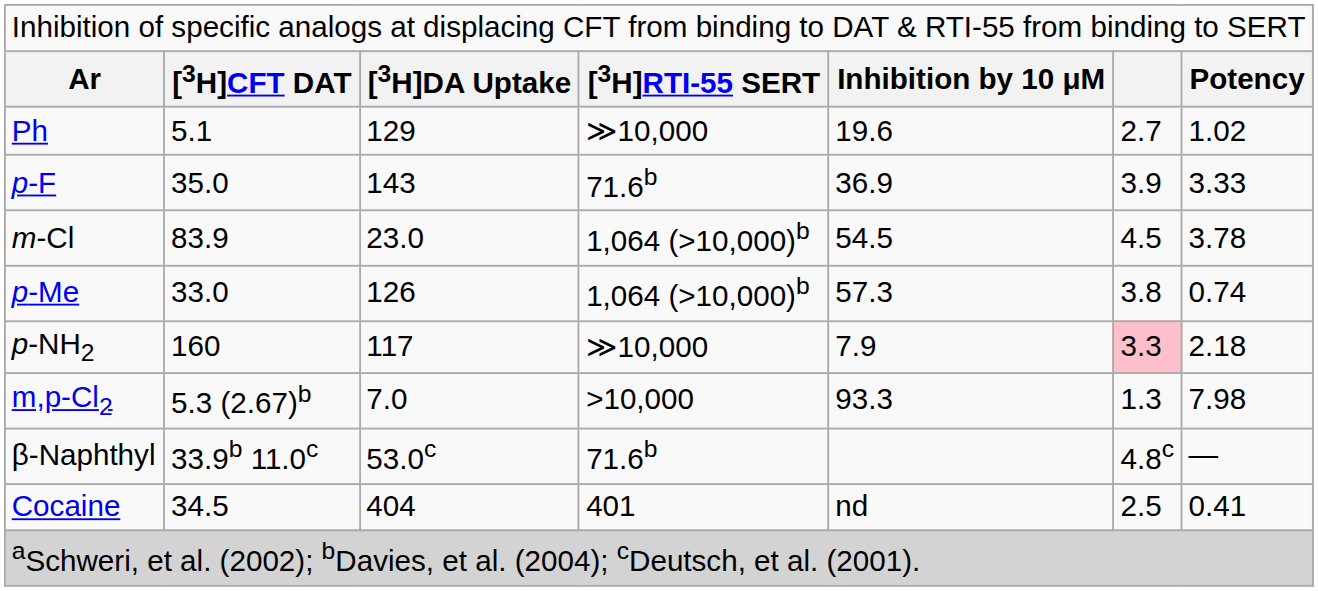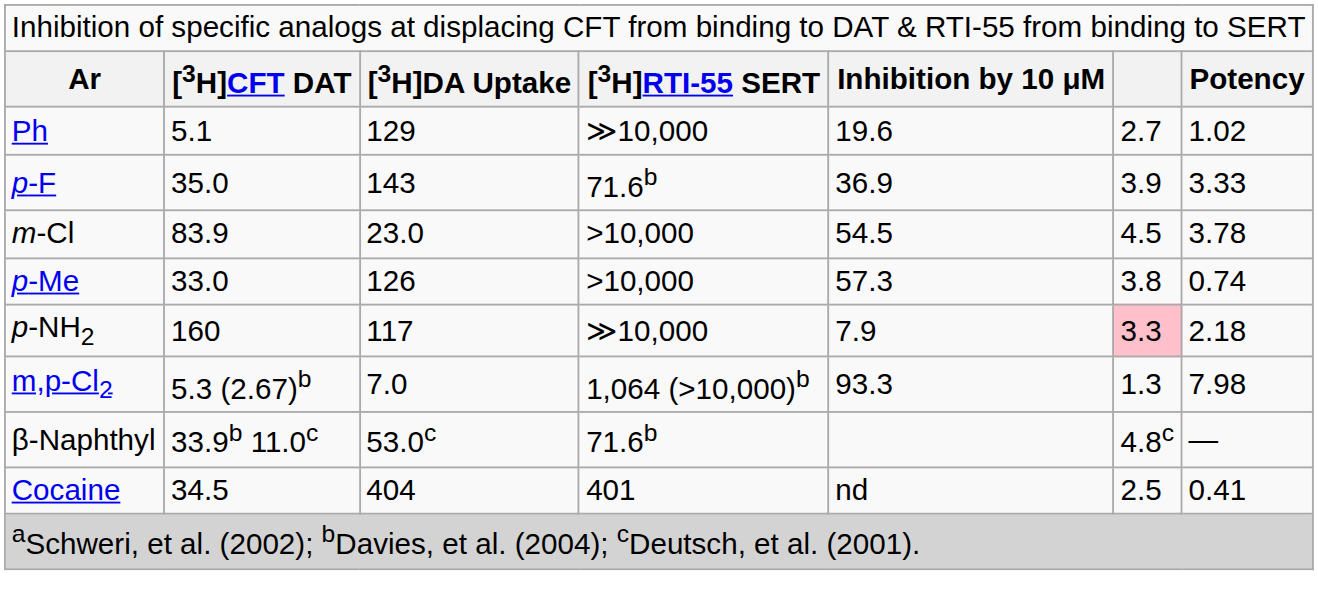(698, 237) 1,064 (>10,000)b -> (640, 233) >10,000
(698, 292) 1,064 (>10,000)b -> (640, 280) >10,000
(640, 400) >10,000 -> (698, 384) 1,064 (>10,000)b
